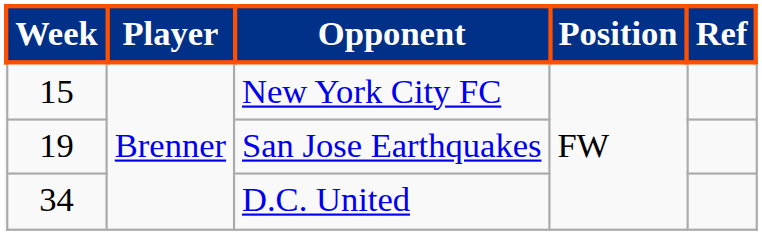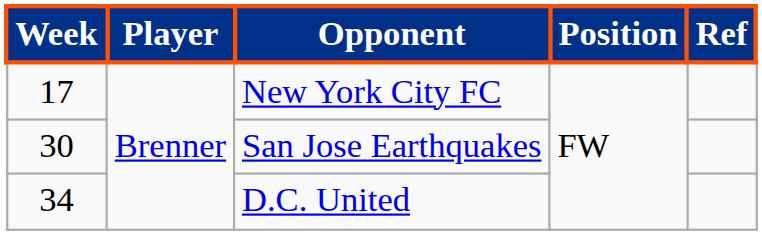(56, 91) 15 -> (56, 91) 17
(56, 145) 19 -> (56, 145) 30
